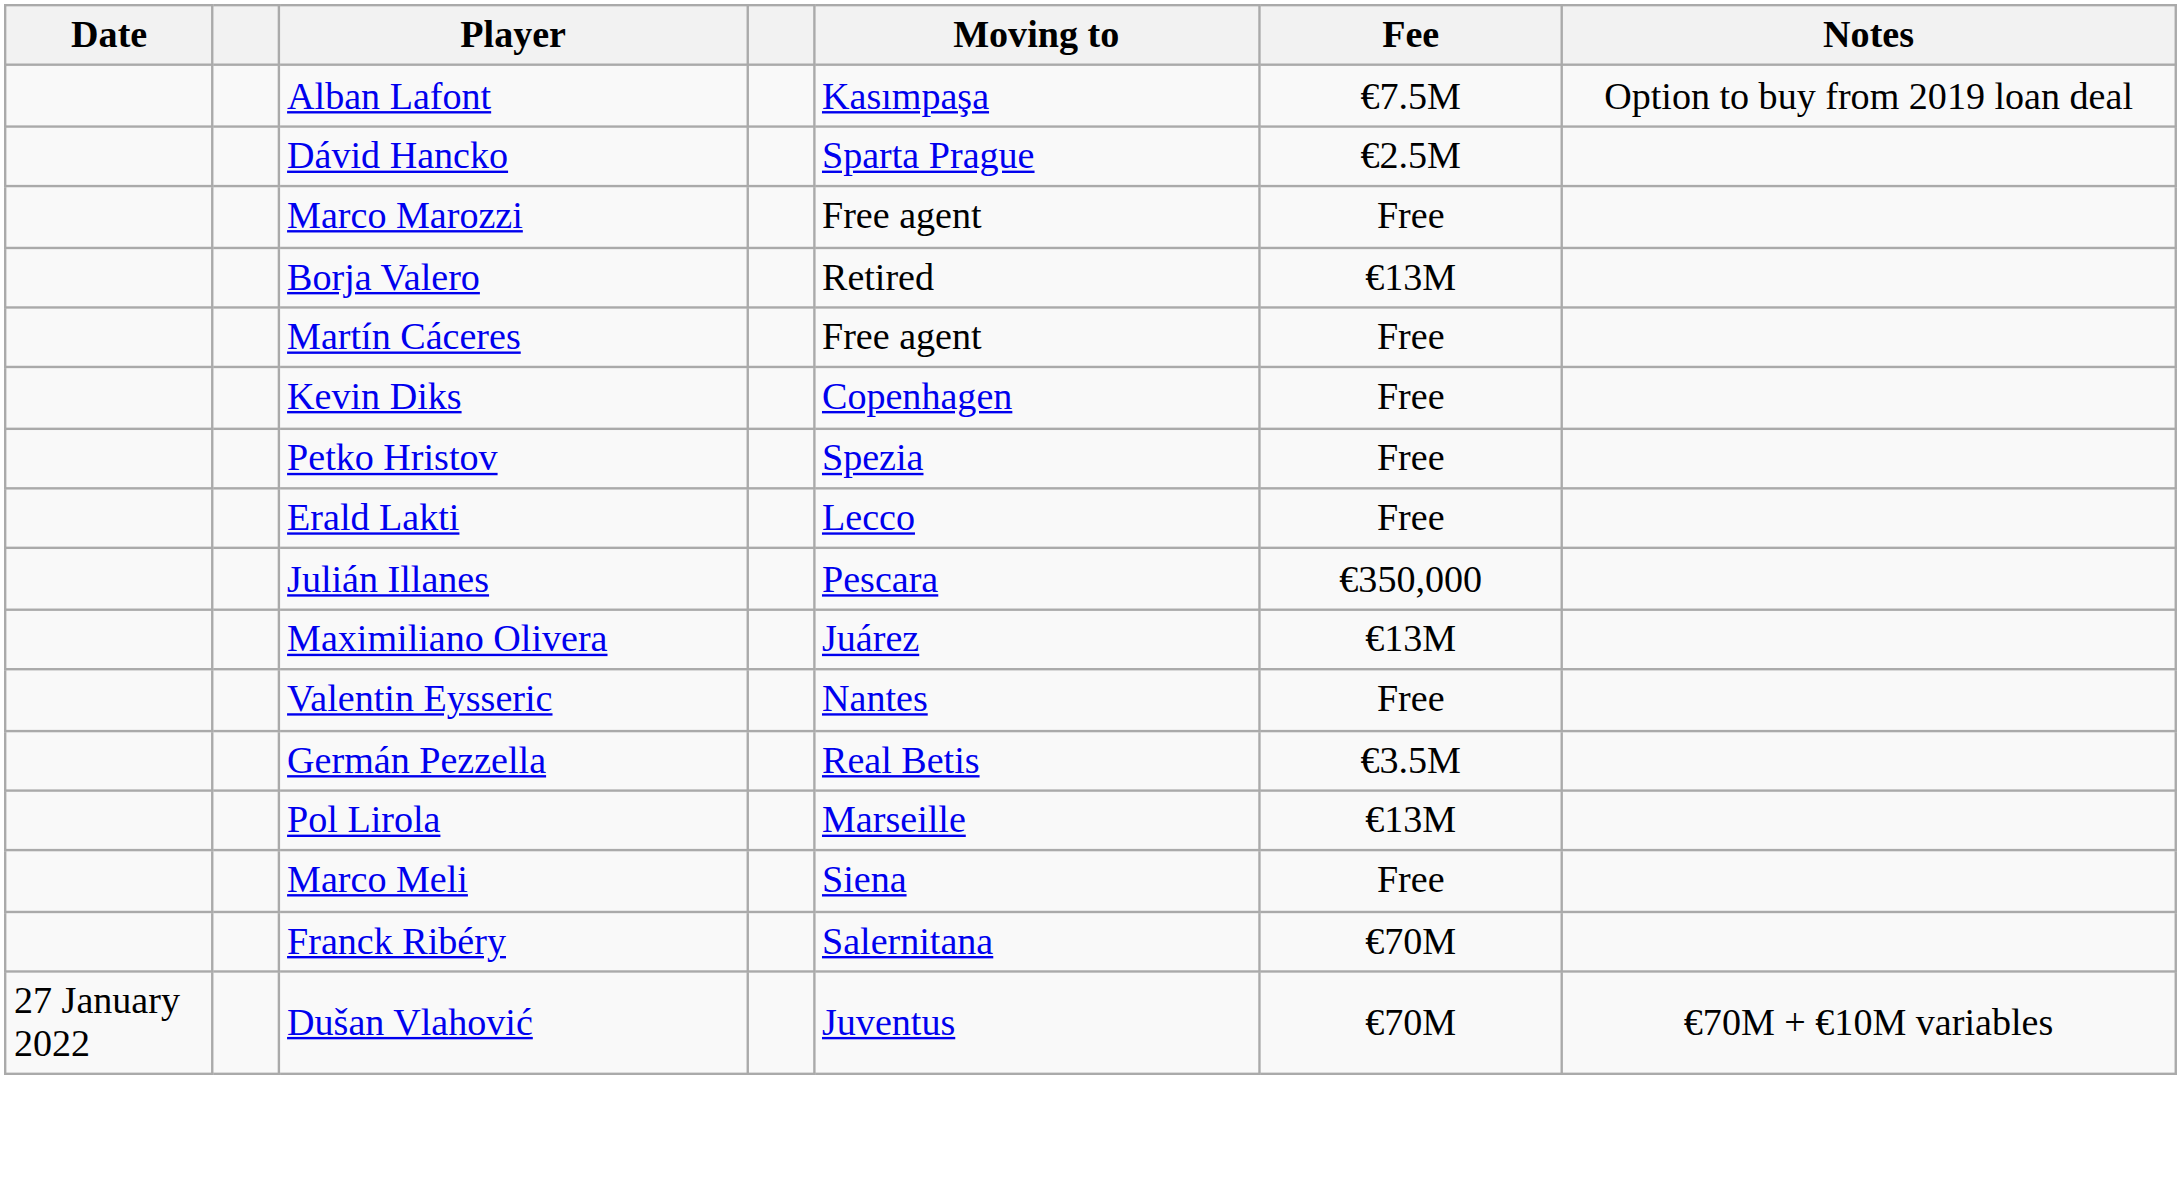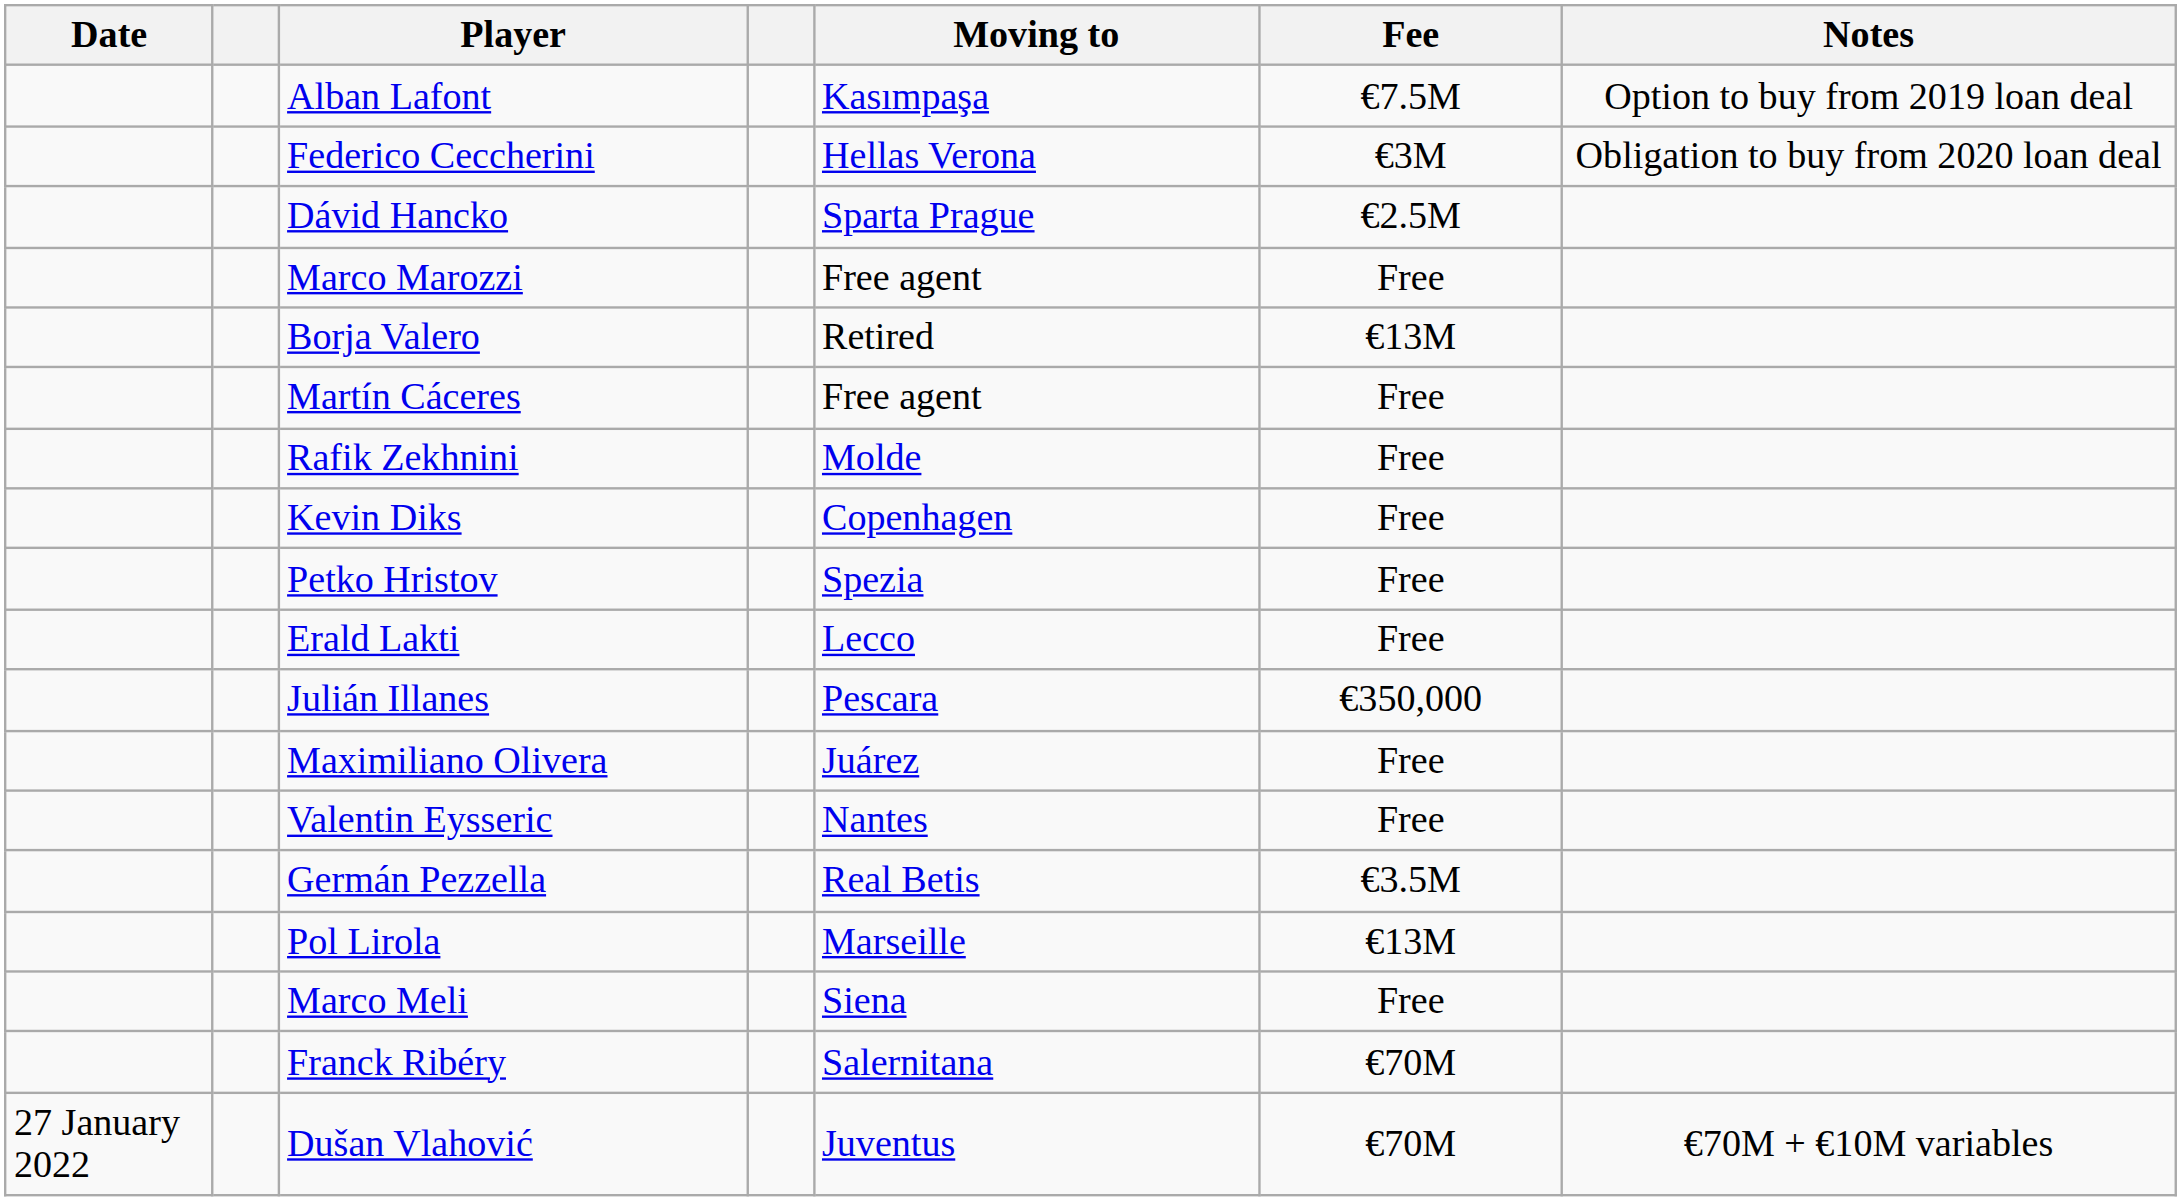+ row: (441, 155)
+ row: (403, 457)
(1411, 638) €13M -> (1411, 759) Free
